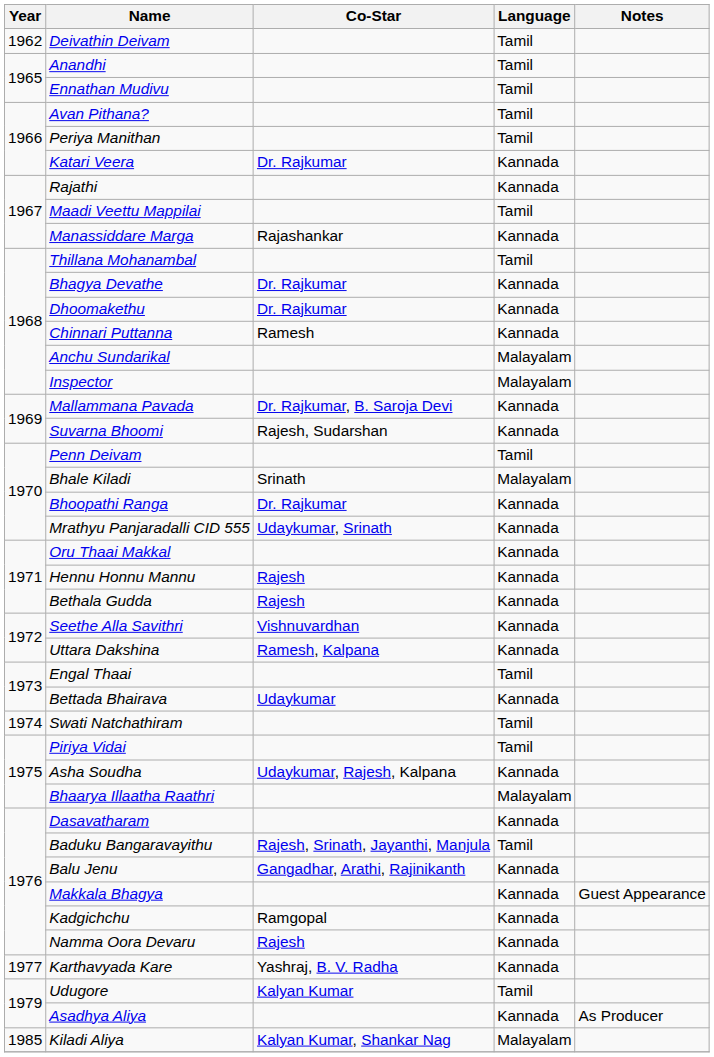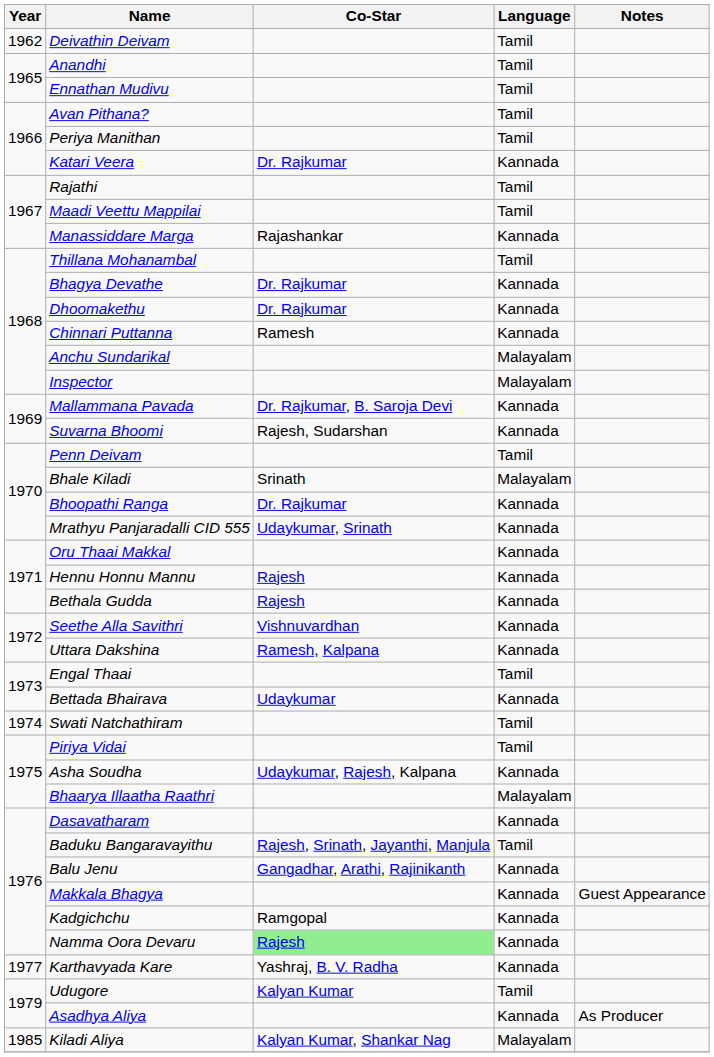(528, 187) Kannada -> (515, 187) Tamil
(281, 942) no background -> (281, 942) lightgreen background
